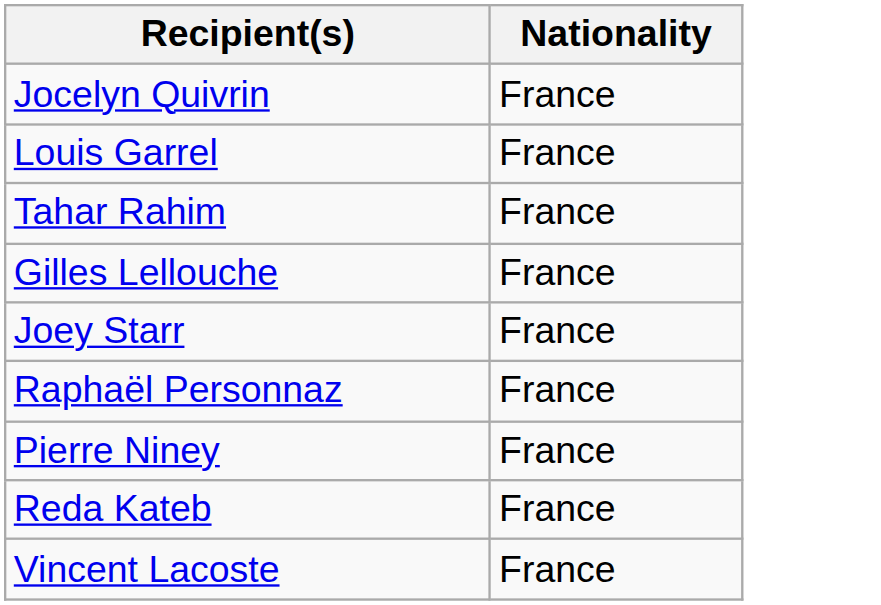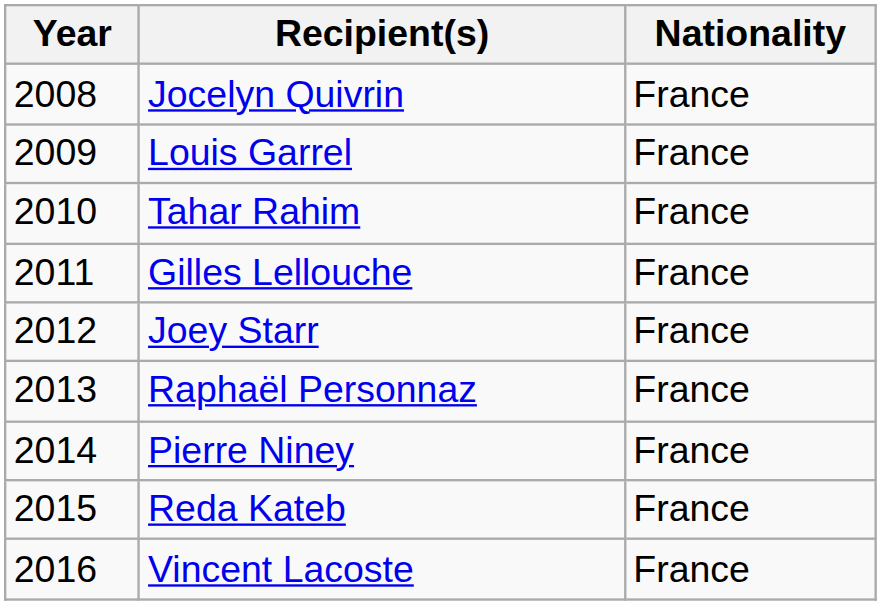+ column: (72, 34)
